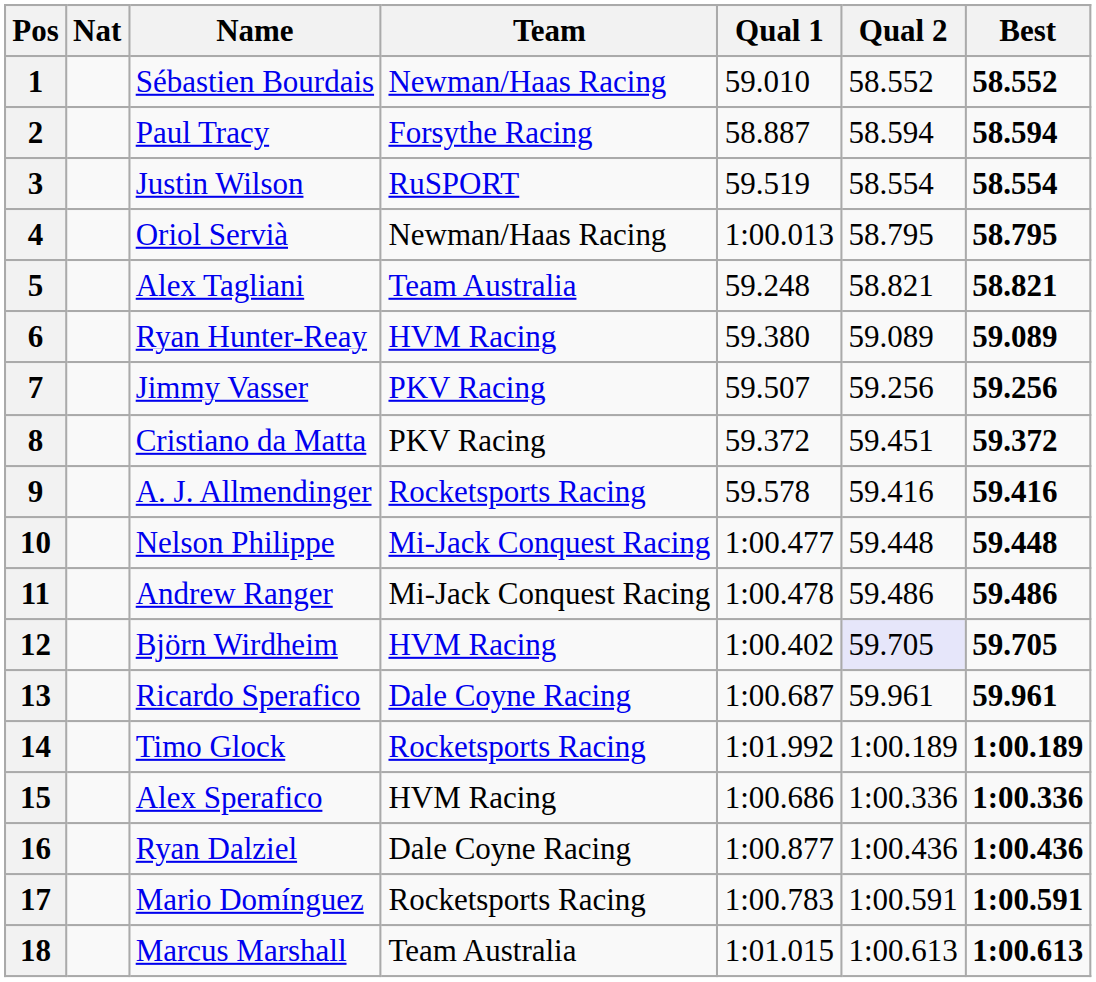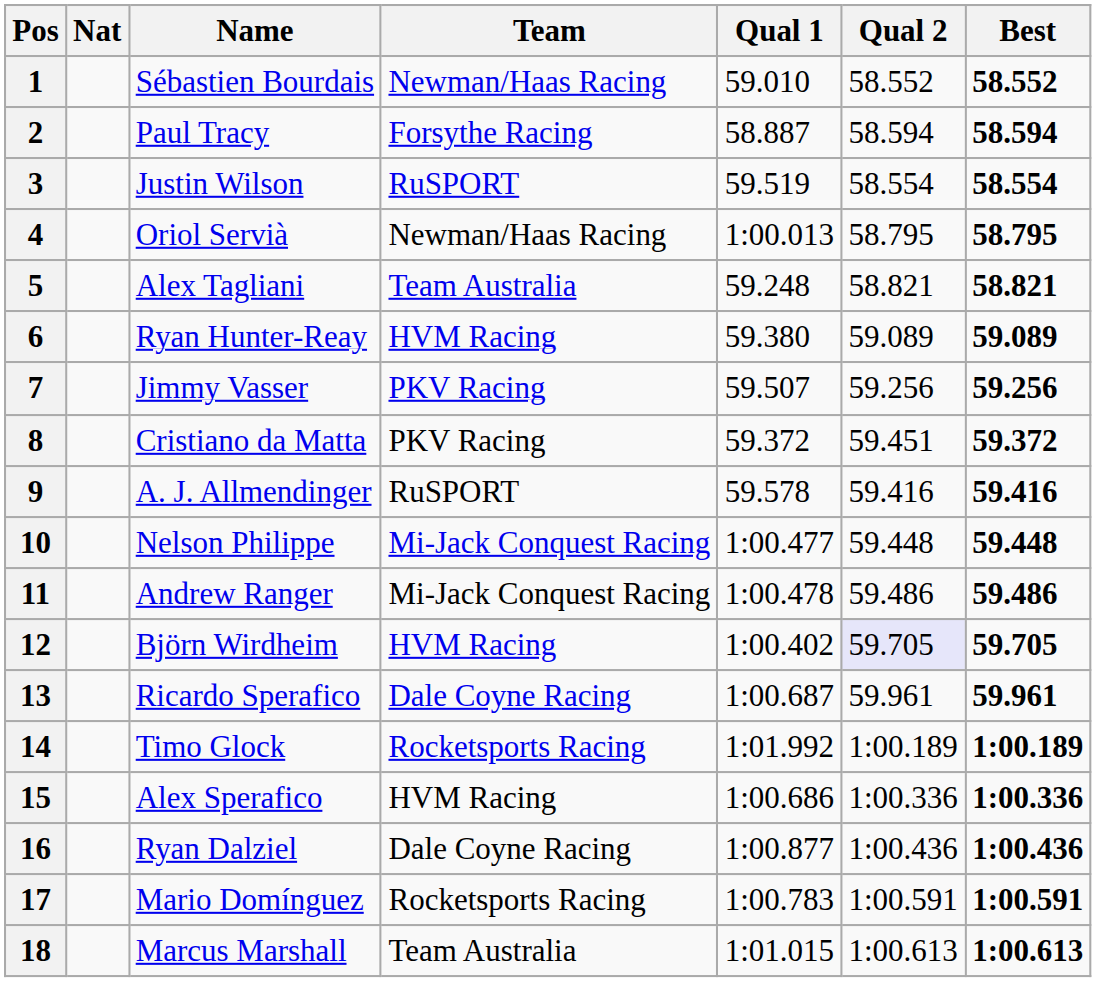(517, 490) Rocketsports Racing -> (454, 490) RuSPORT
